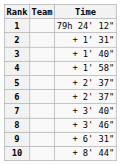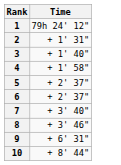- column: (42, 11)
